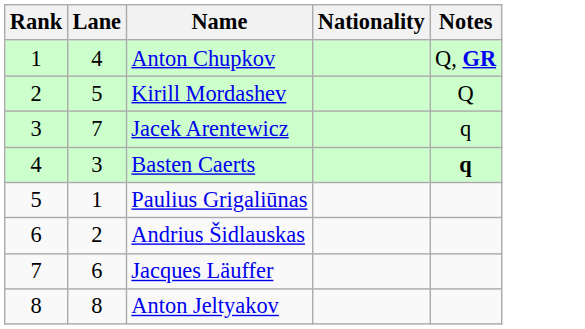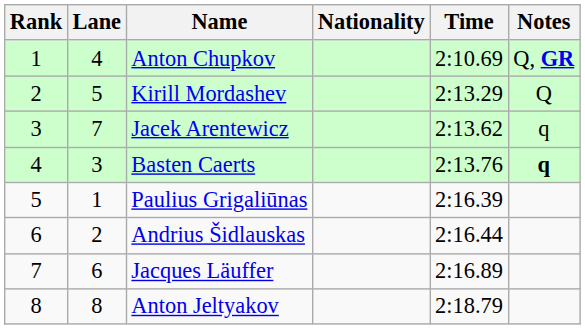+ column: (469, 22)
